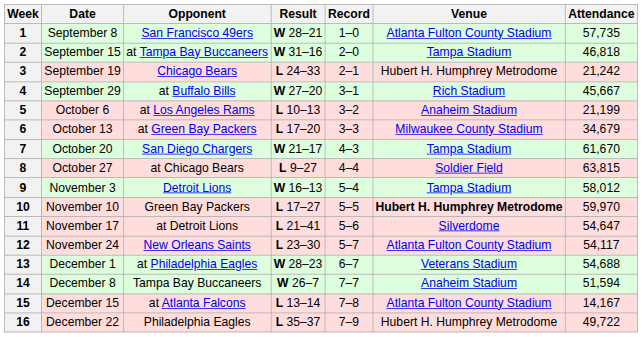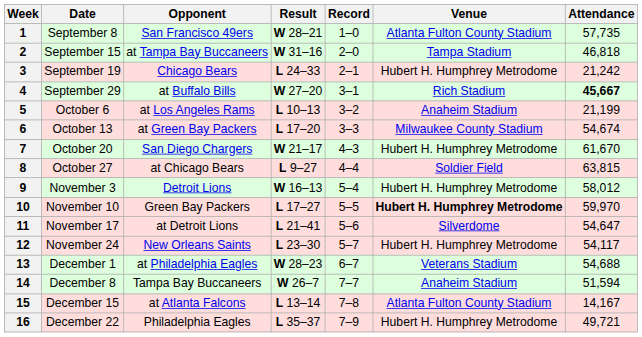(601, 91) normal -> (601, 91) bold
(601, 129) 34,679 -> (601, 129) 54,674
(469, 149) Tampa Stadium -> (469, 149) Hubert H. Humphrey Metrodome
(469, 187) Tampa Stadium -> (469, 187) Hubert H. Humphrey Metrodome
(469, 245) Atlanta Fulton County Stadium -> (469, 245) Hubert H. Humphrey Metrodome
(601, 322) 49,722 -> (601, 322) 49,721
